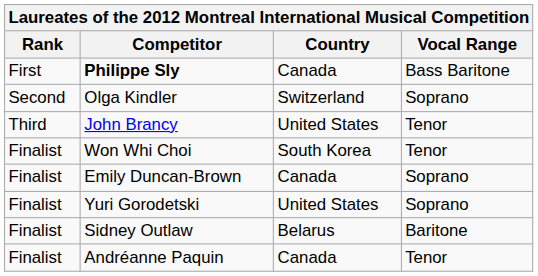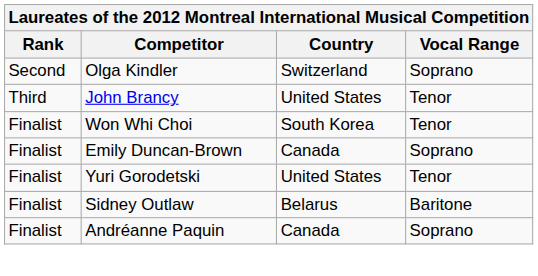- row: (132, 71)
(437, 204) Soprano -> (431, 177) Tenor
(426, 257) Tenor -> (441, 230) Soprano
